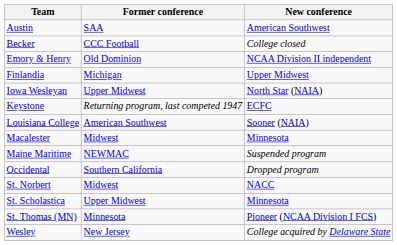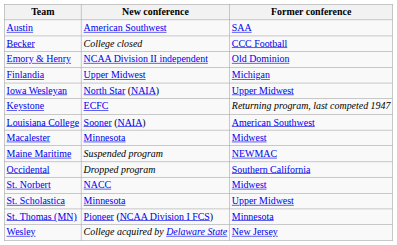columns swapped: (163, 12) <-> (319, 12)
